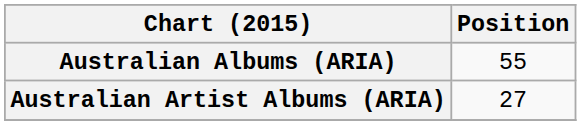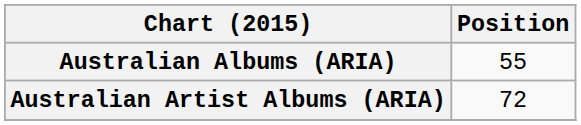(513, 100) 27 -> (513, 100) 72
